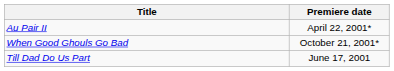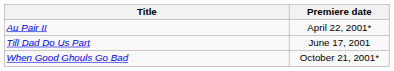rows swapped: (48, 58) <-> (67, 43)
